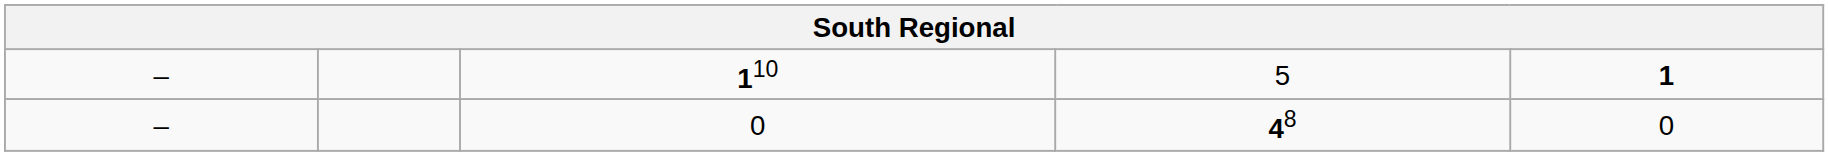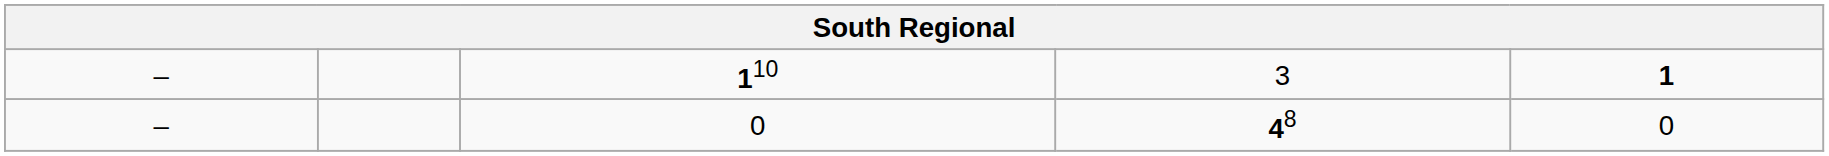(1283, 75) 5 -> (1283, 75) 3
